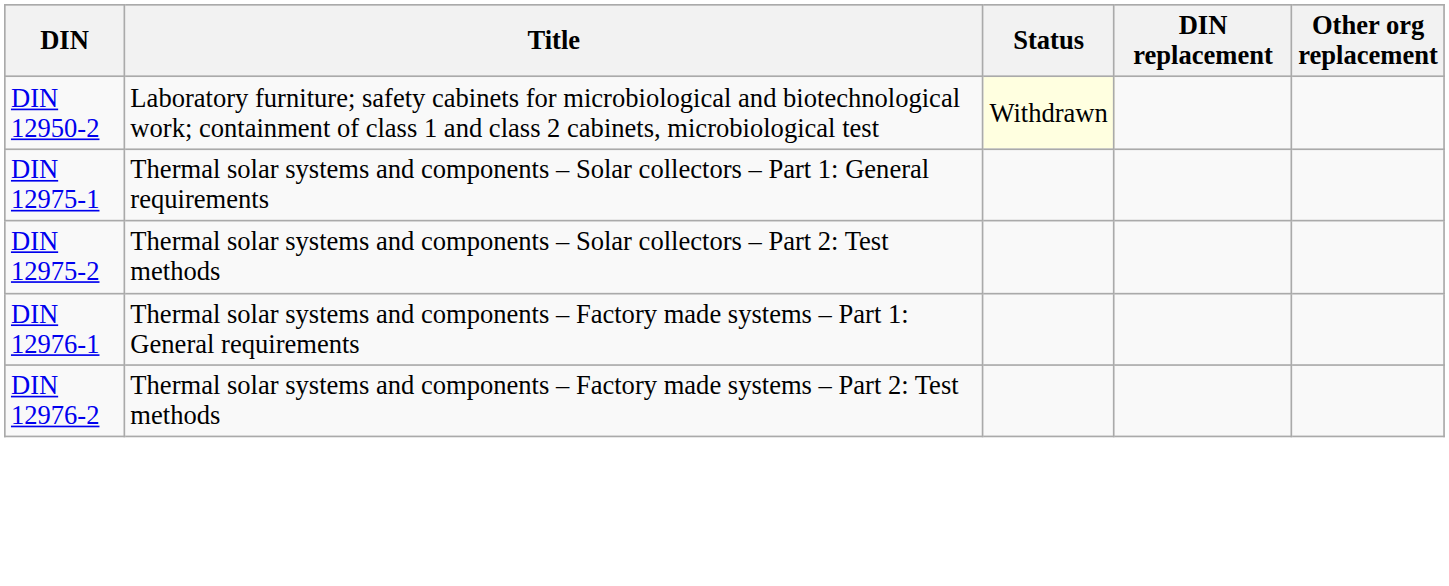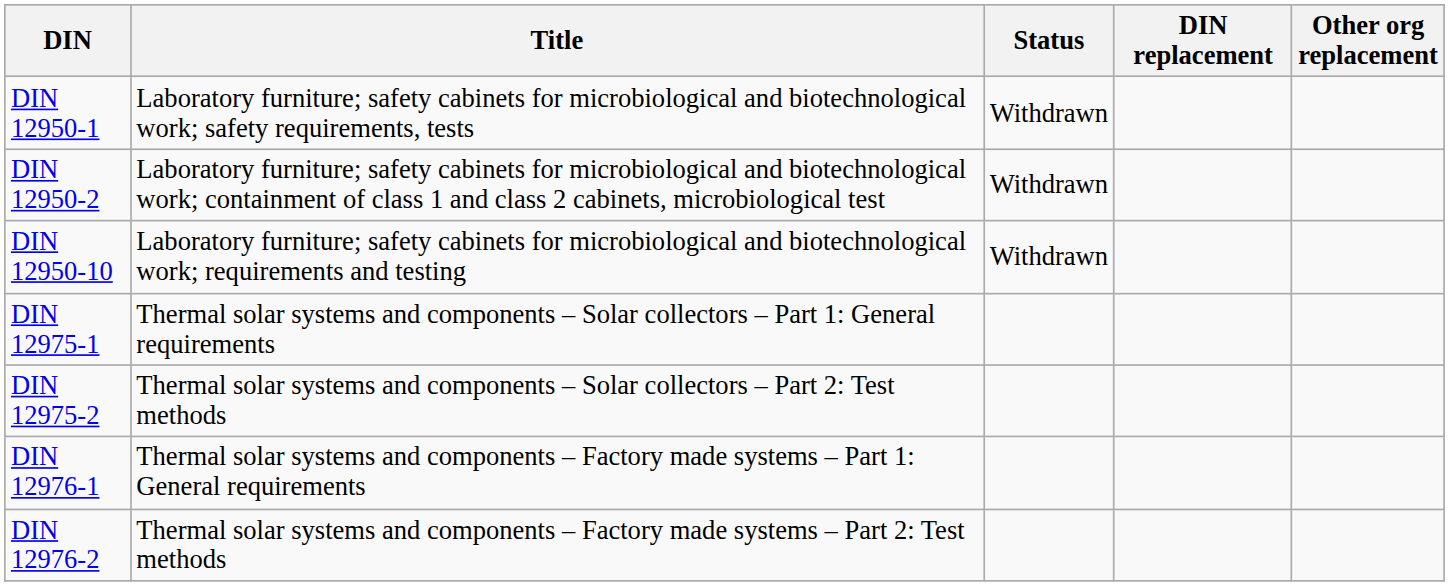+ row: (55, 112)
(1049, 112) lightyellow background -> (1049, 184) no background
+ row: (62, 256)
